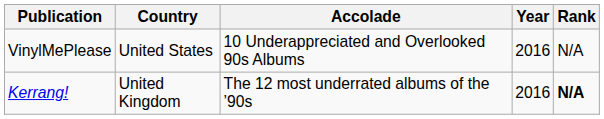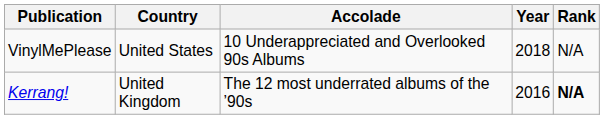(533, 50) 2016 -> (533, 50) 2018
